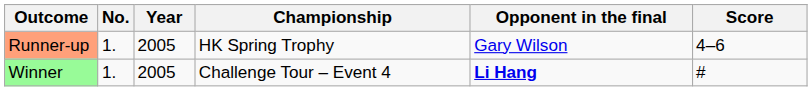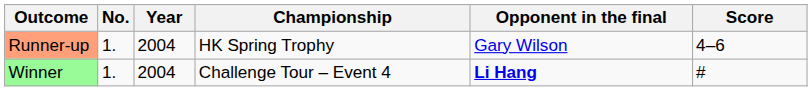(156, 45) 2005 -> (156, 45) 2004
(156, 72) 2005 -> (156, 72) 2004
